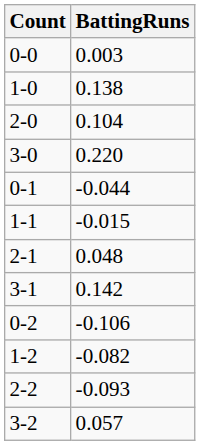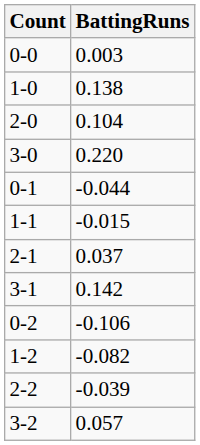(99, 255) 0.048 -> (99, 255) 0.037
(103, 389) -0.093 -> (103, 389) -0.039
